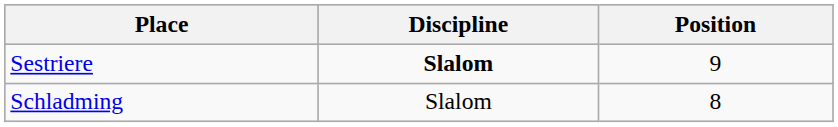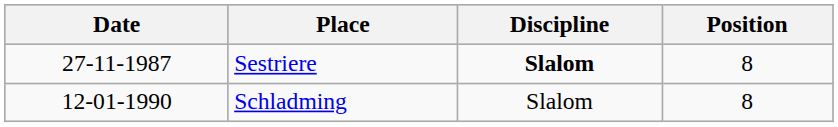+ column: (117, 24)
(715, 63) 9 -> (747, 63) 8
